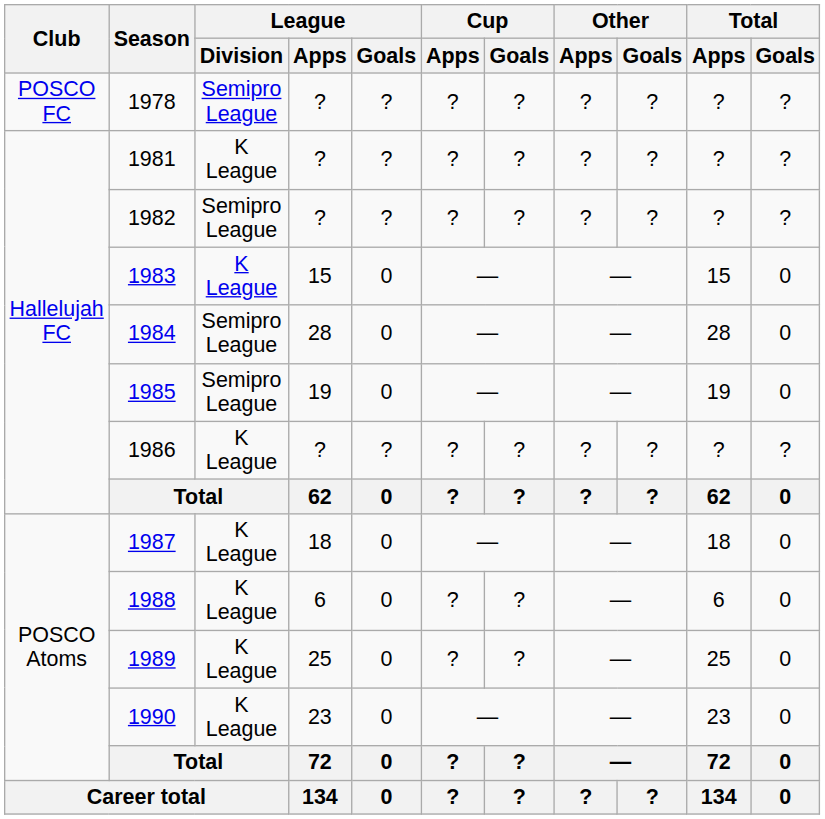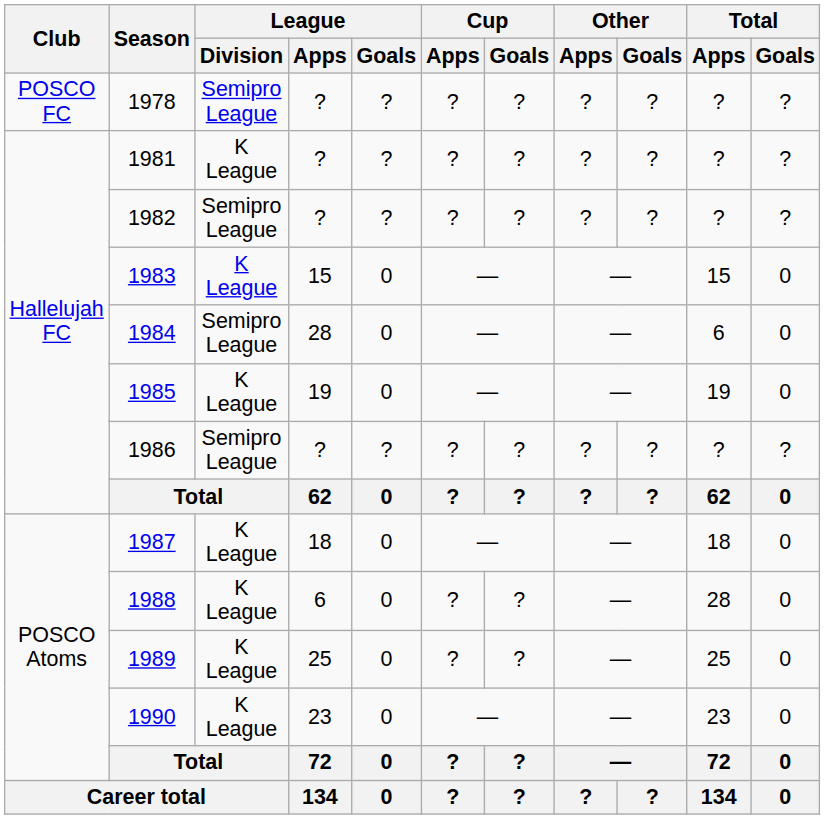(719, 334) 28 -> (719, 334) 6
(242, 392) Semipro League -> (242, 392) K League
(242, 450) K League -> (242, 450) Semipro League
(719, 600) 6 -> (719, 600) 28
